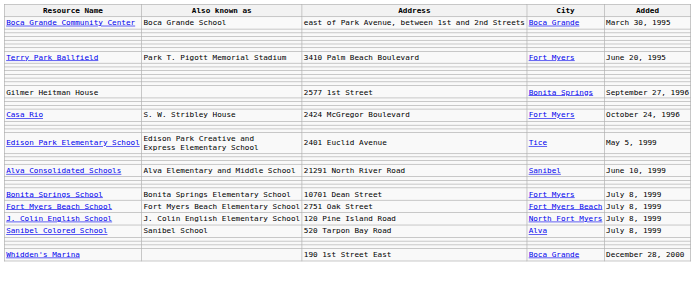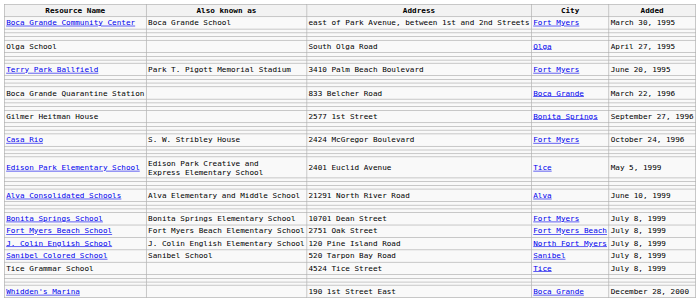(554, 23) Boca Grande -> (556, 23) Fort Myers
+ row: (31, 47)
+ row: (75, 93)
(545, 171) Sanibel -> (542, 196) Alva
(538, 231) Alva -> (549, 256) Sanibel
+ row: (50, 269)
